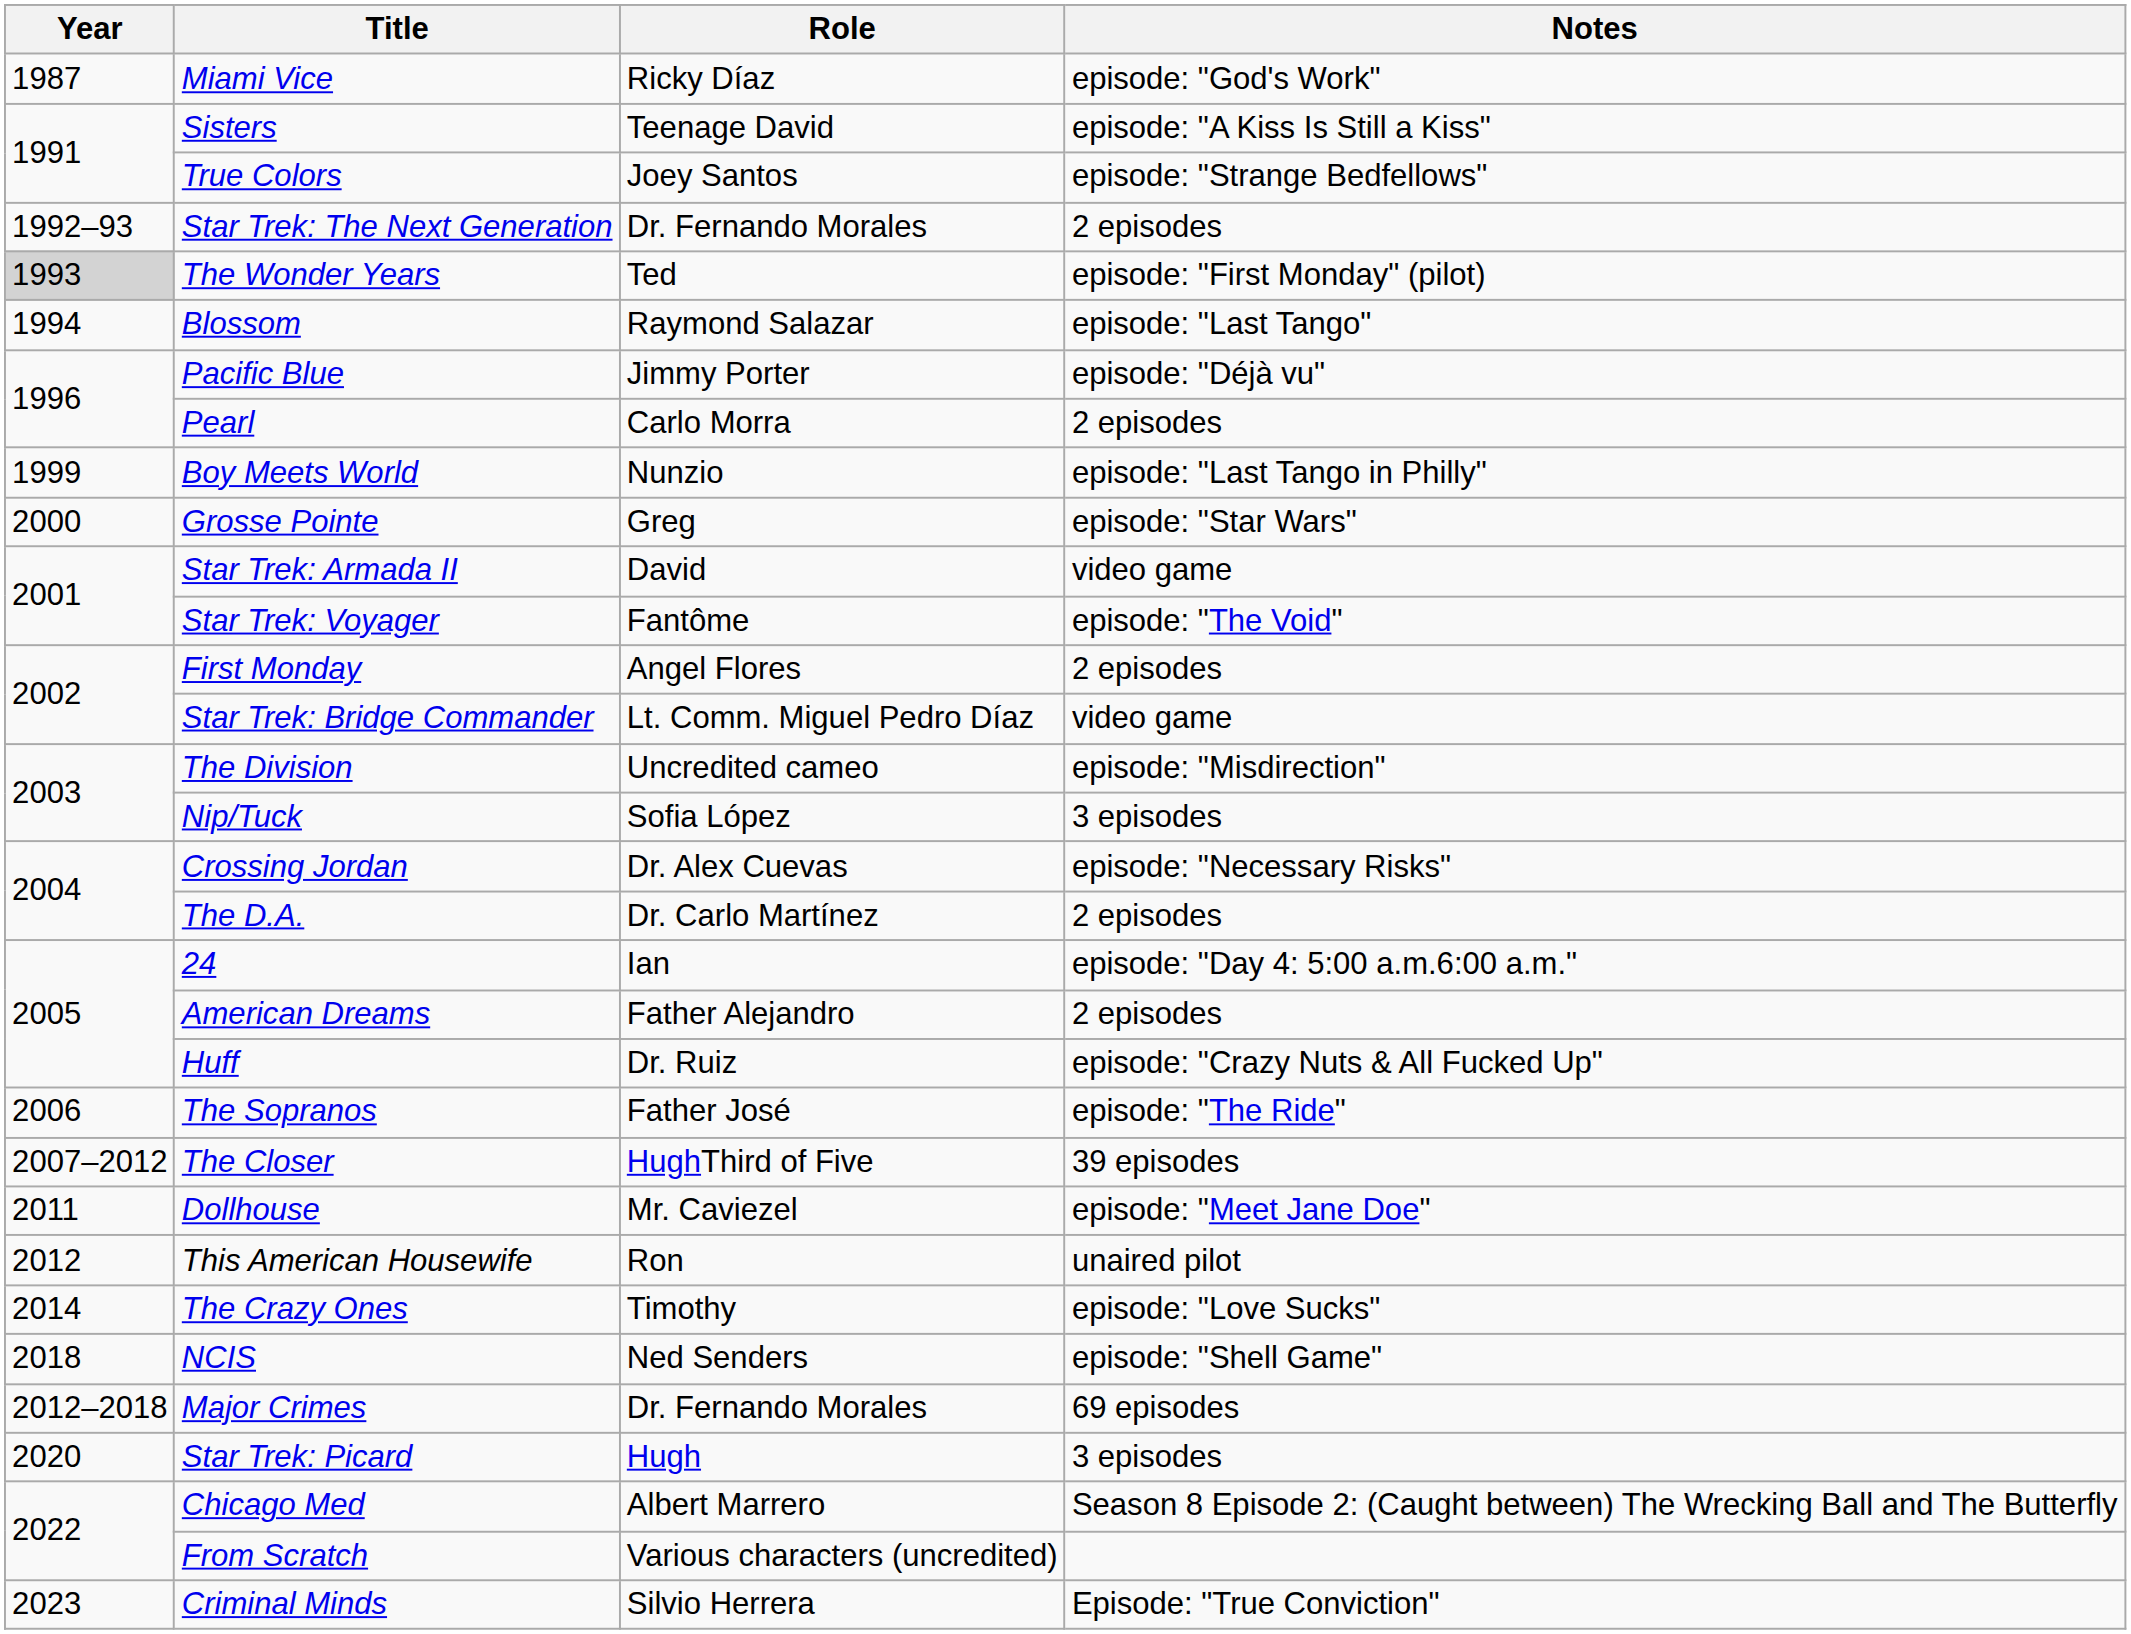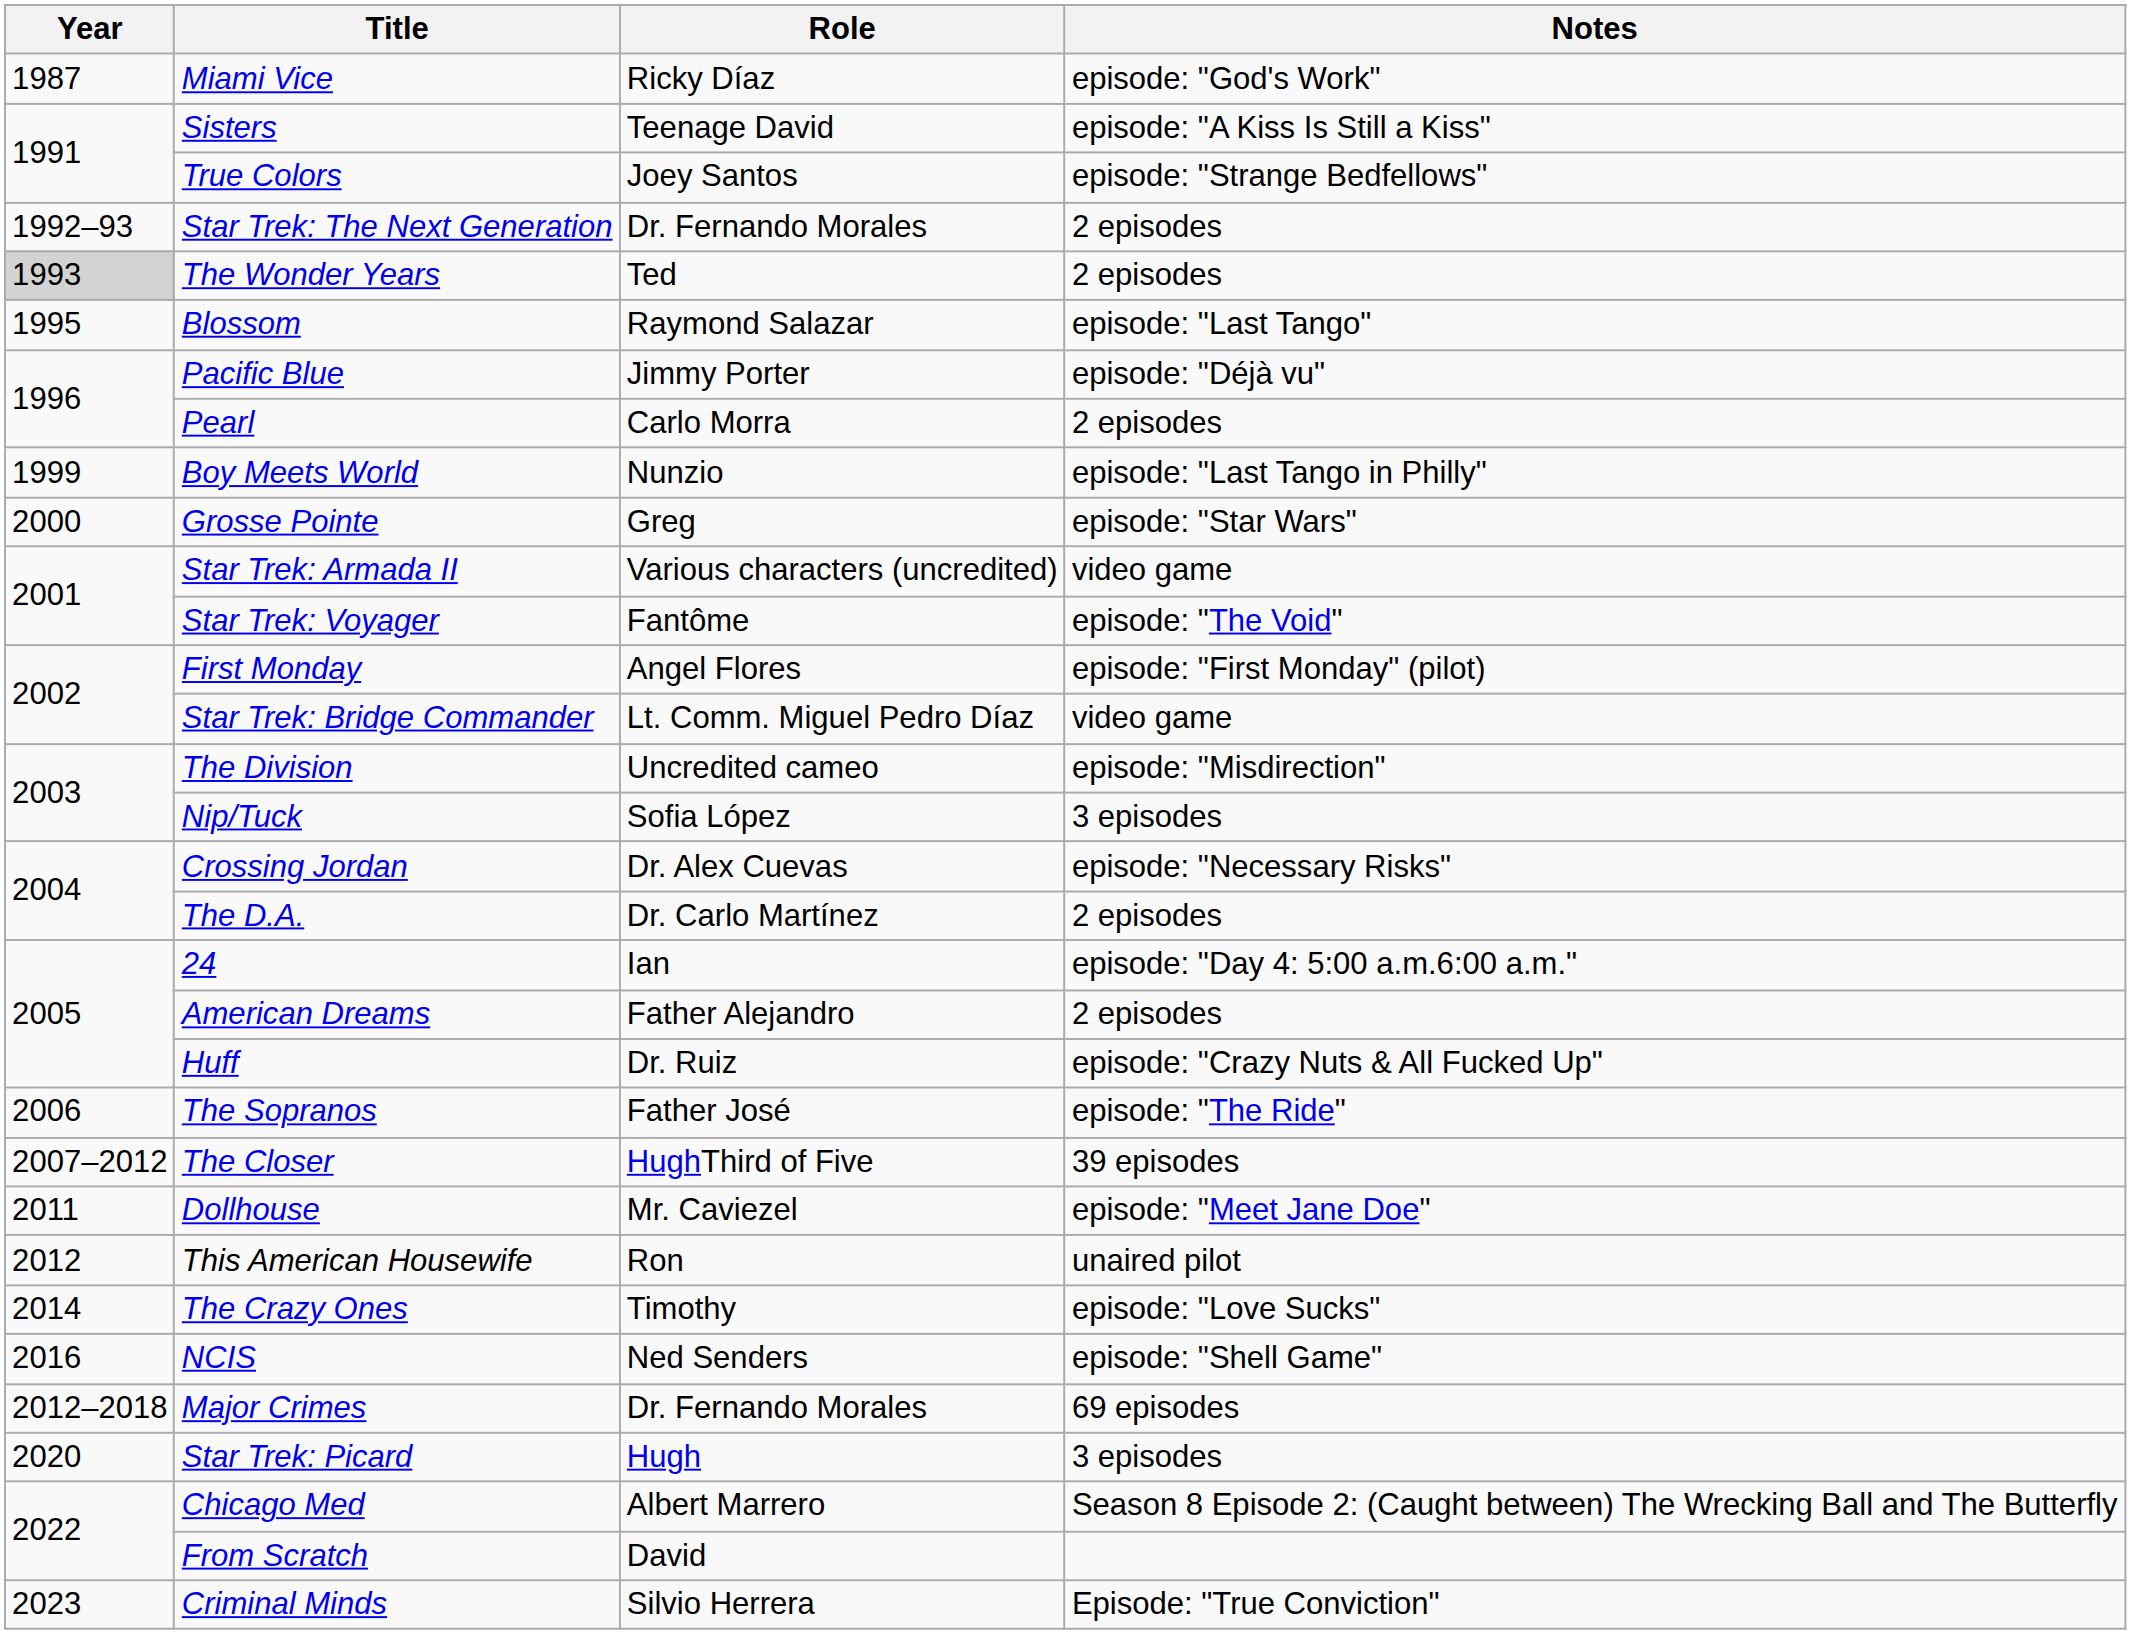(1279, 275) episode: "First Monday" (pilot) -> (1147, 275) 2 episodes
(47, 324) 1994 -> (47, 324) 1995
(667, 570) David -> (842, 570) Various characters (uncredited)
(1147, 669) 2 episodes -> (1279, 669) episode: "First Monday" (pilot)
(47, 1358) 2018 -> (47, 1358) 2016
(842, 1555) Various characters (uncredited) -> (667, 1555) David
